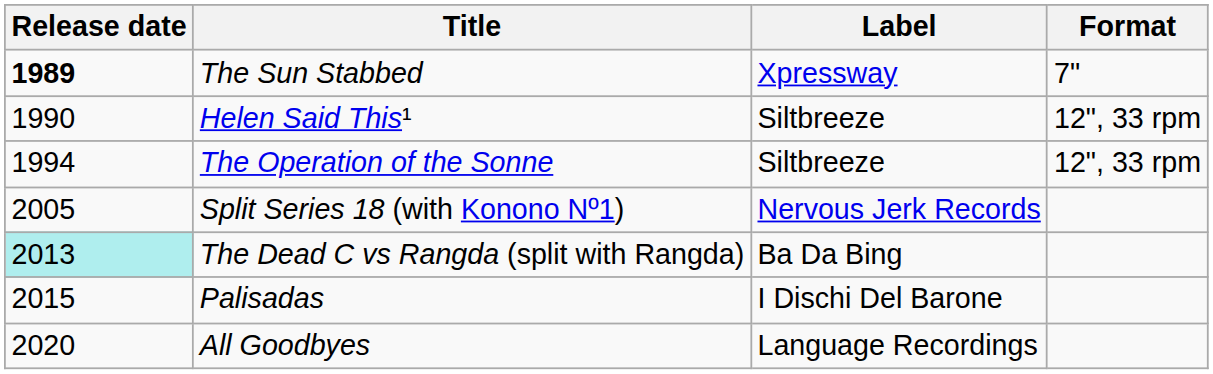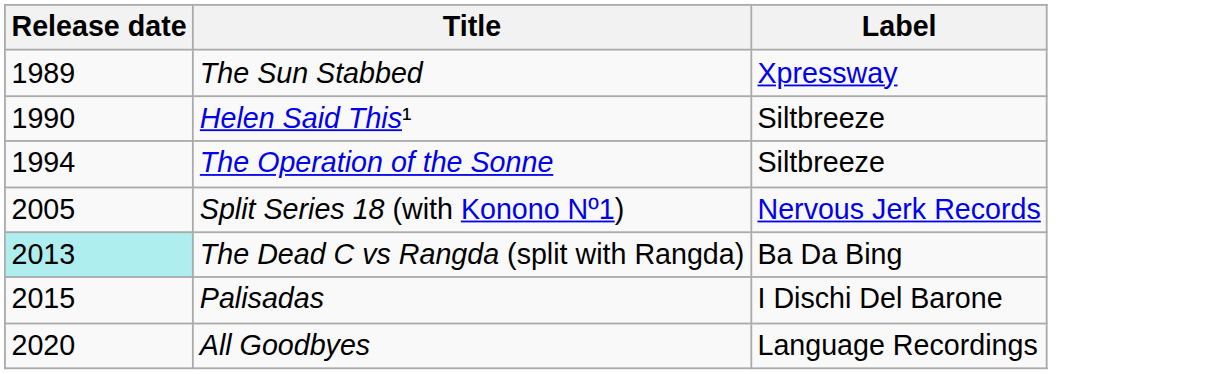- column: (1128, 27)
(43, 72) bold -> (43, 72) normal
